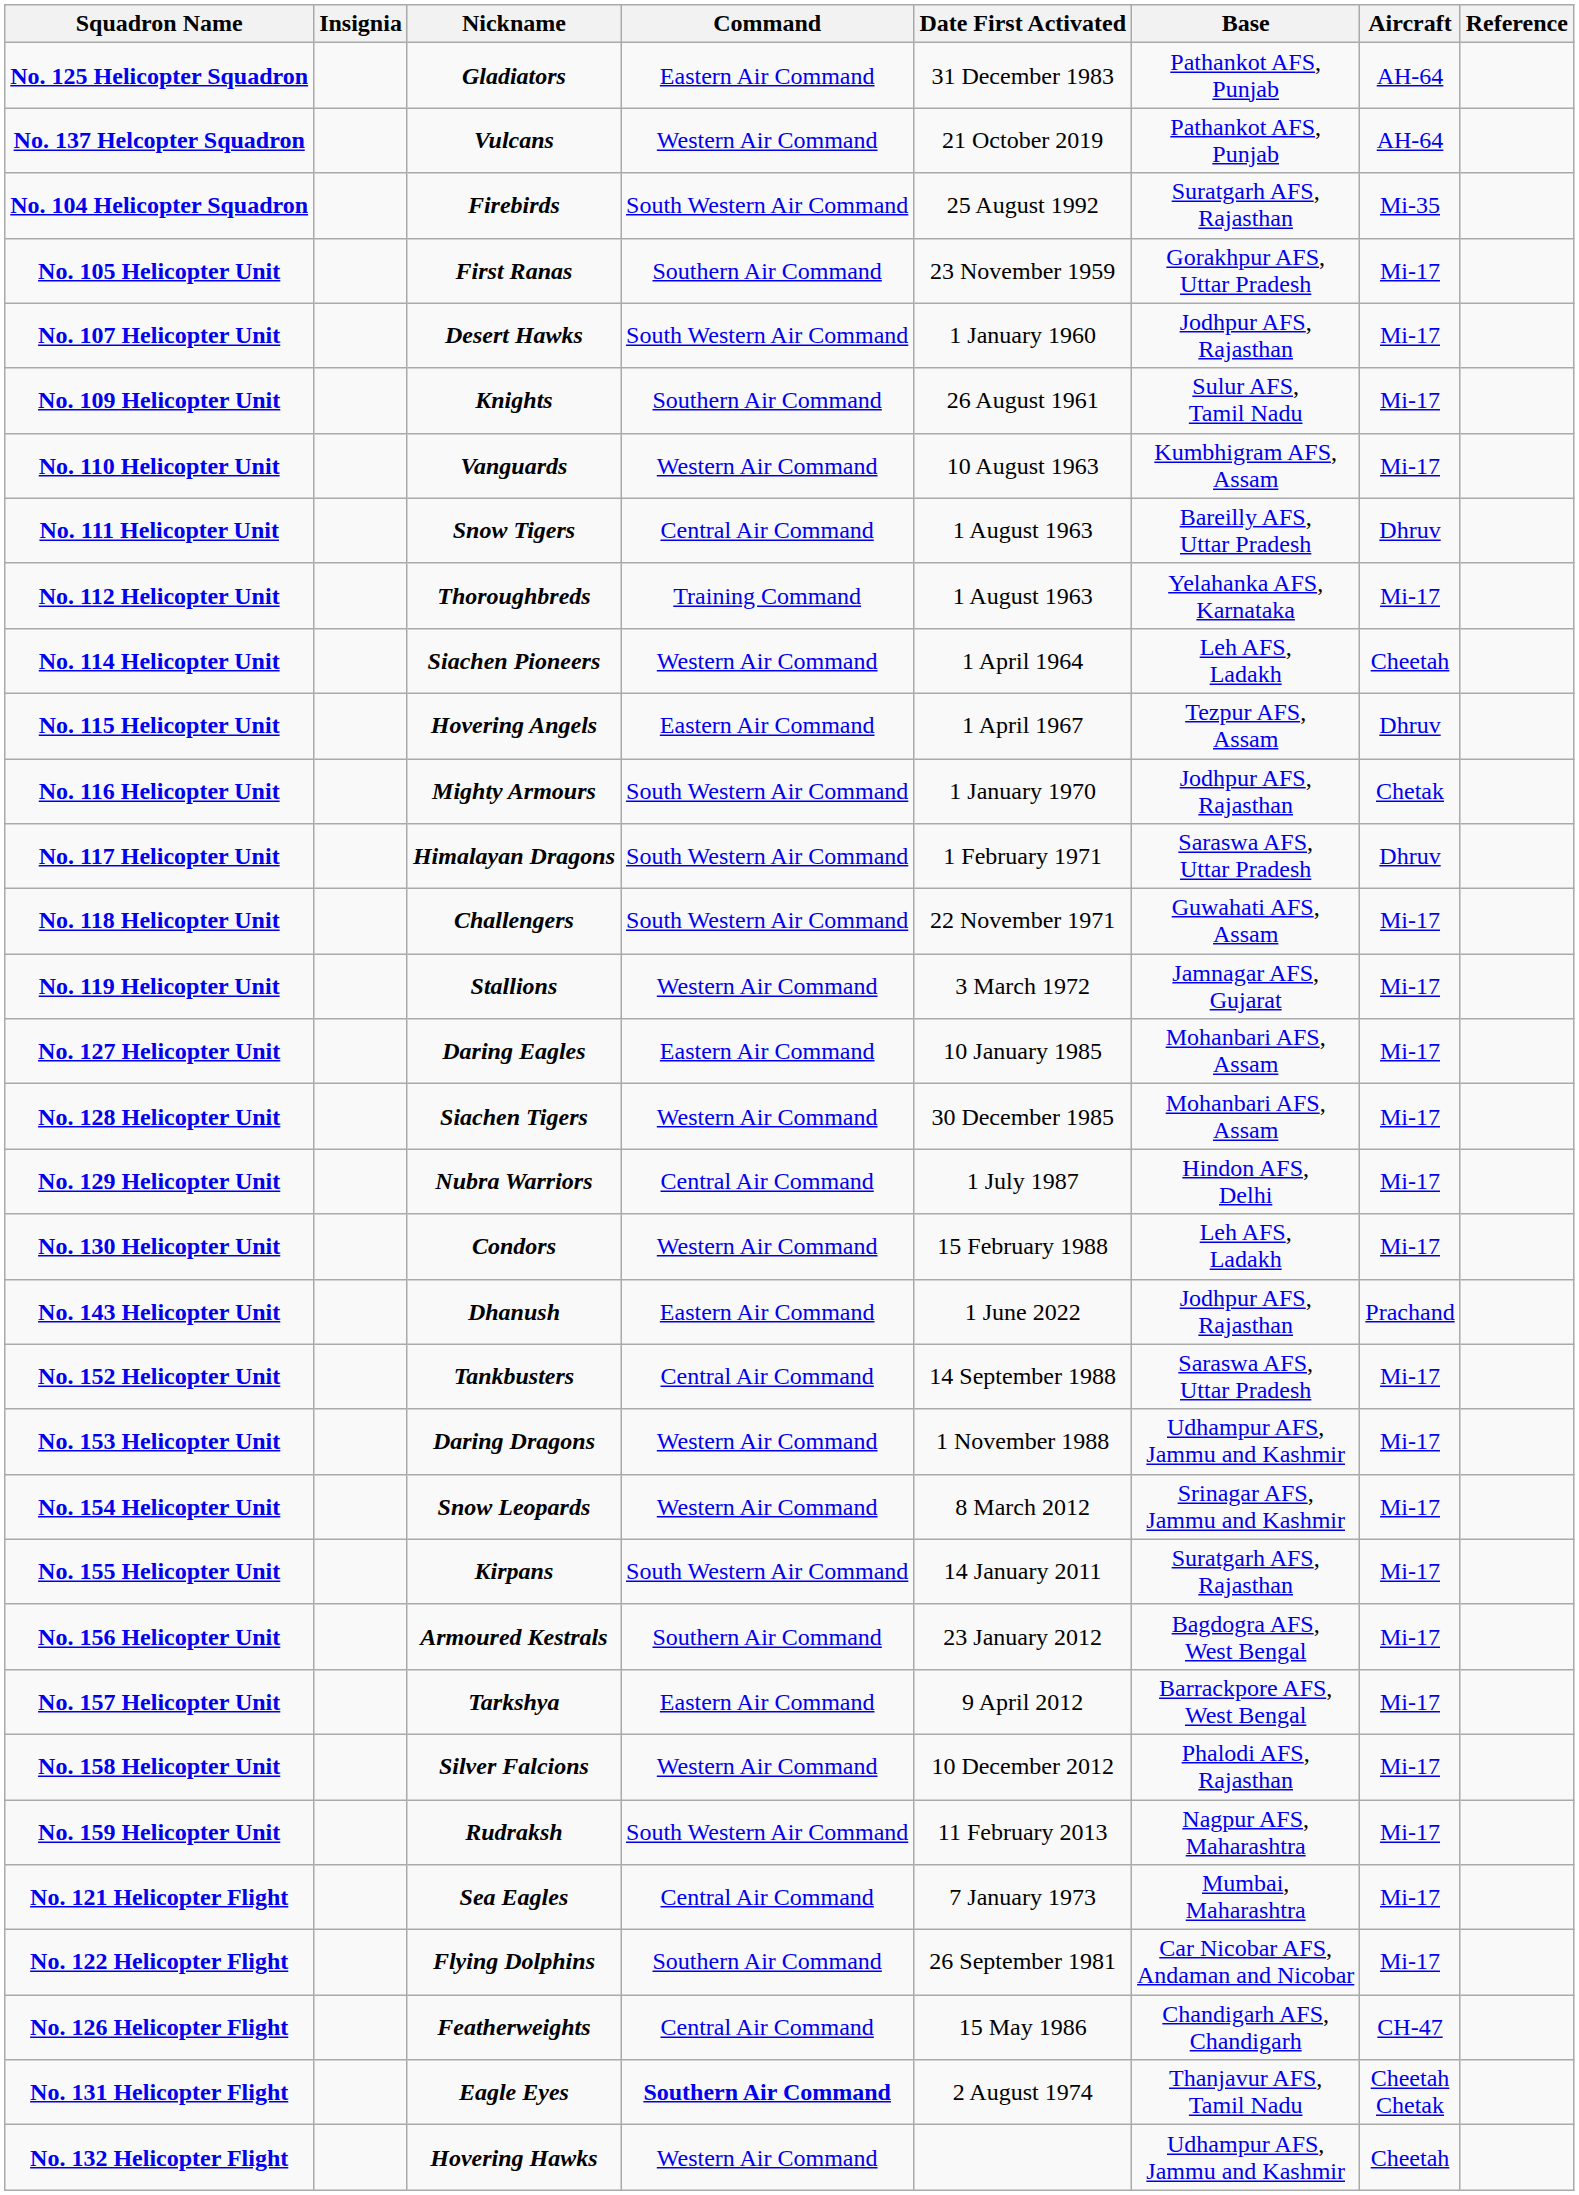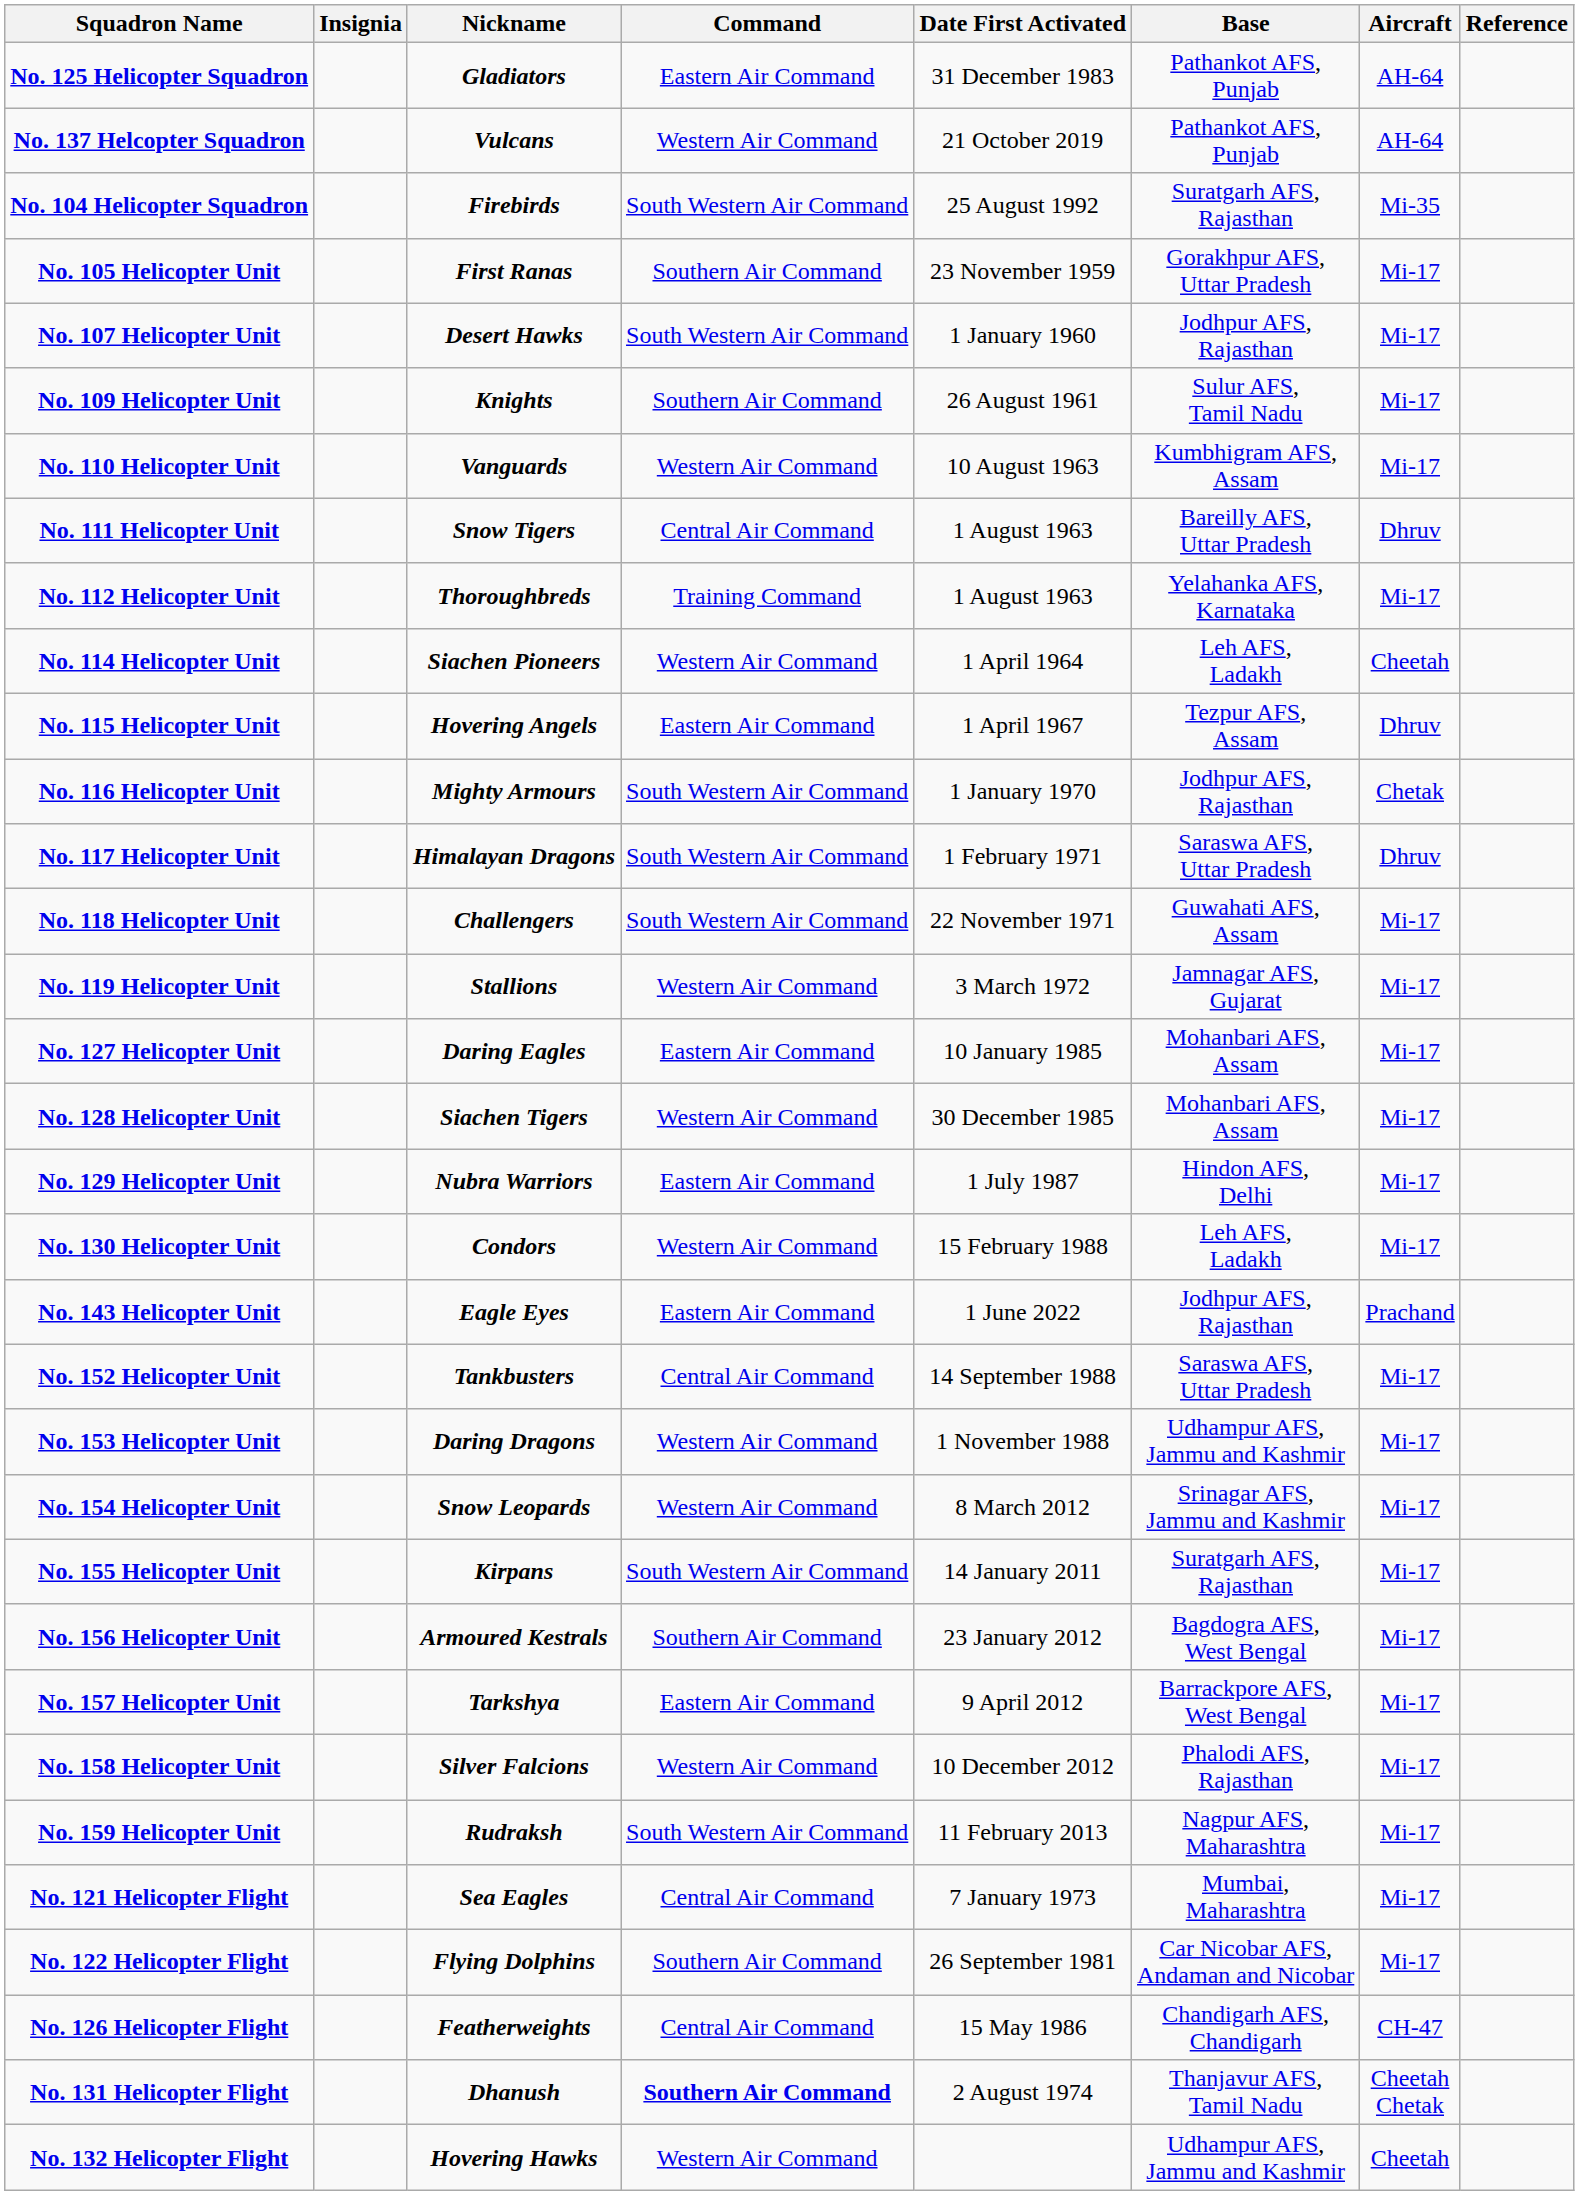(767, 1181) Central Air Command -> (767, 1181) Eastern Air Command
(514, 1311) Dhanush -> (514, 1311) Eagle Eyes
(514, 2092) Eagle Eyes -> (514, 2092) Dhanush
